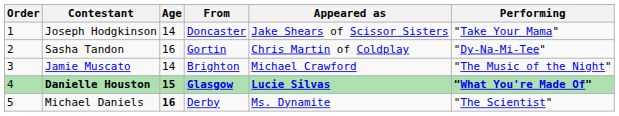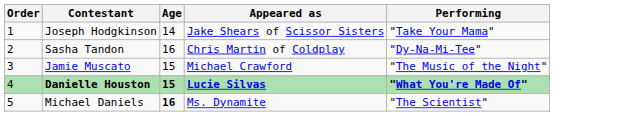- column: (217, 13)
(169, 67) 14 -> (169, 67) 15
